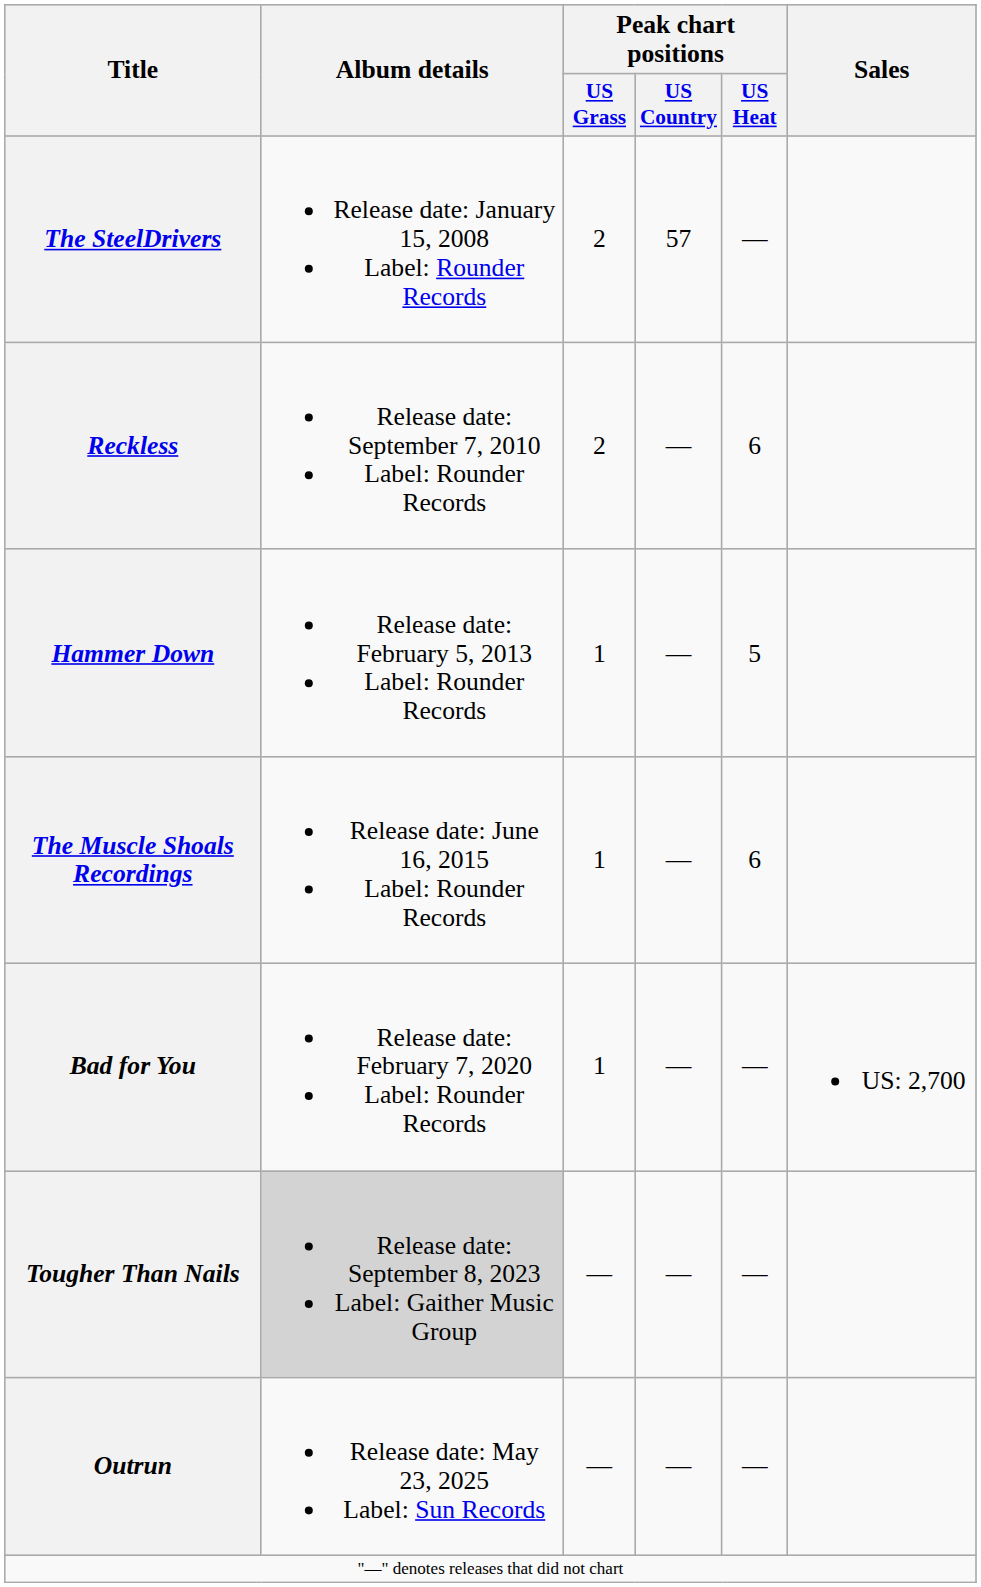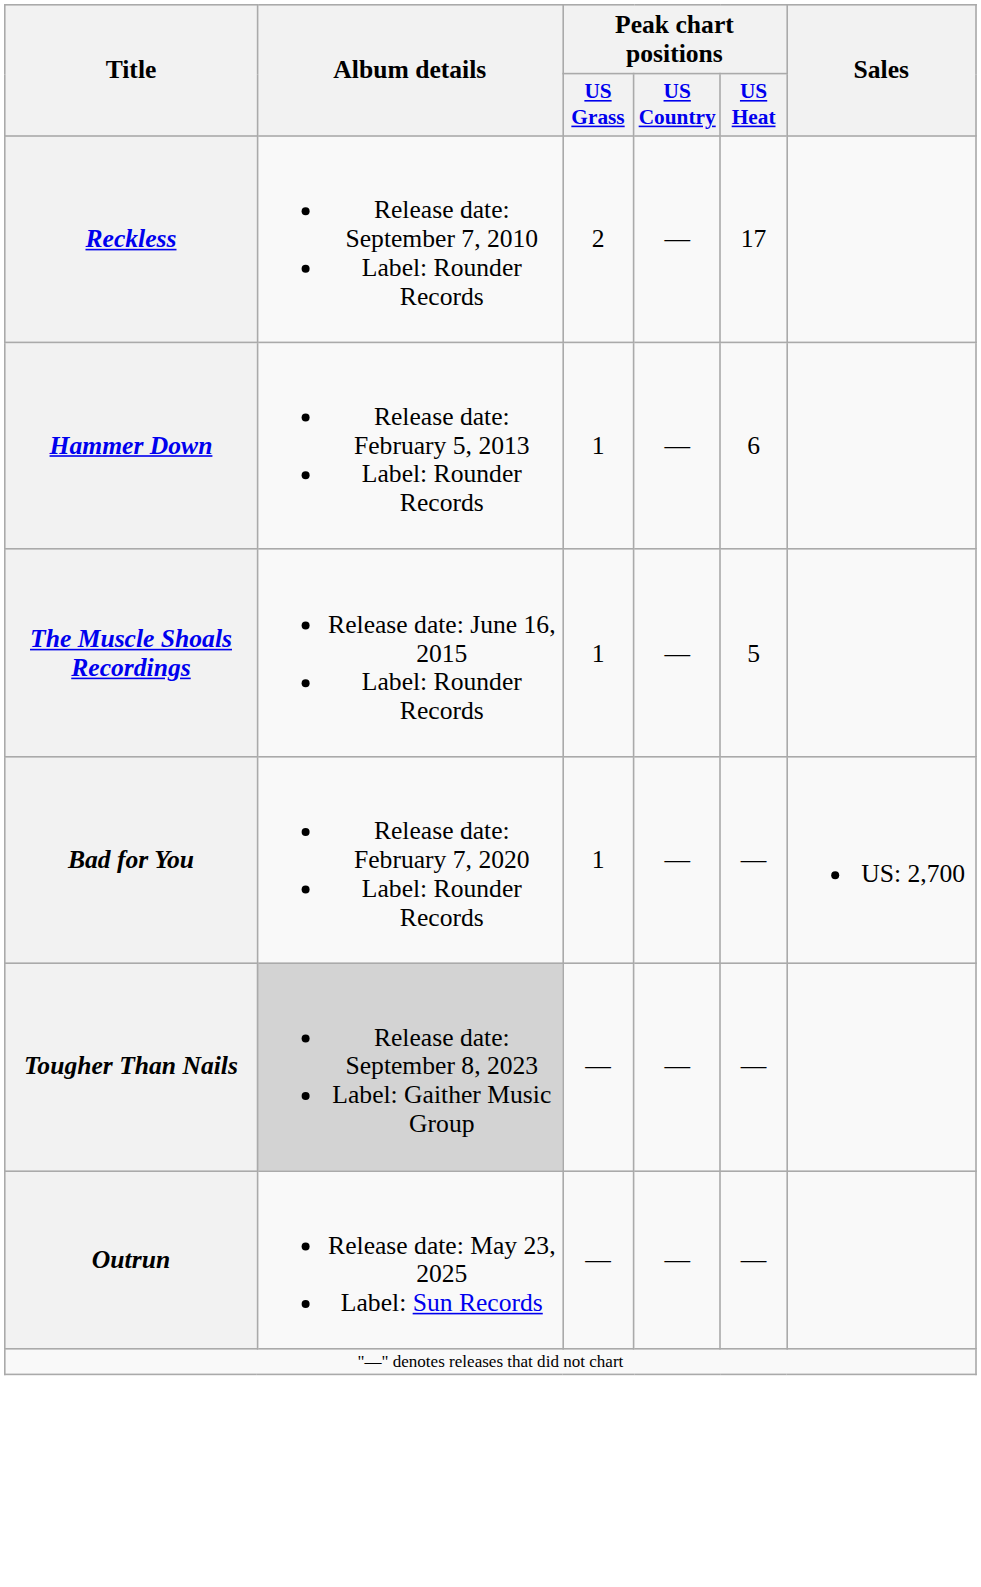- row: (133, 238)
(755, 445) 6 -> (754, 238) 17
(755, 652) 5 -> (754, 445) 6
(755, 859) 6 -> (754, 652) 5
